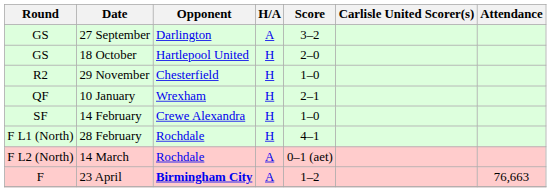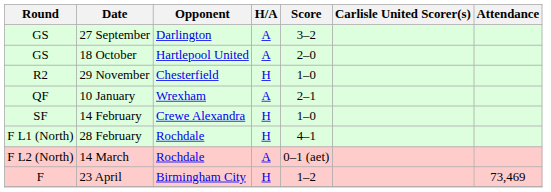(270, 55) H -> (266, 55) A
(270, 95) H -> (266, 95) A
(204, 177) bold -> (201, 177) normal
(270, 177) A -> (266, 177) H
(511, 177) 76,663 -> (508, 177) 73,469
